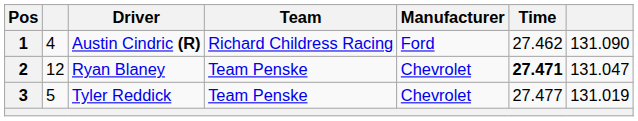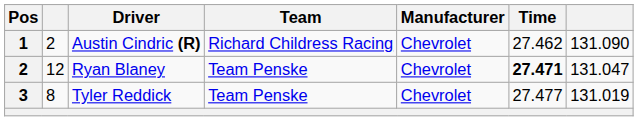(51, 44) 4 -> (51, 44) 2
(418, 44) Ford -> (436, 44) Chevrolet
(51, 96) 5 -> (51, 96) 8
